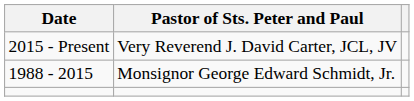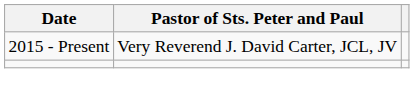- row: (256, 73)
